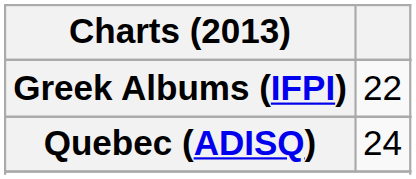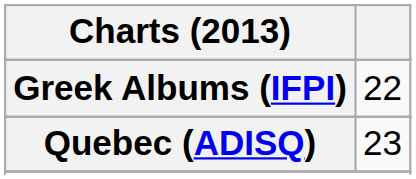(382, 143) 24 -> (382, 143) 23
